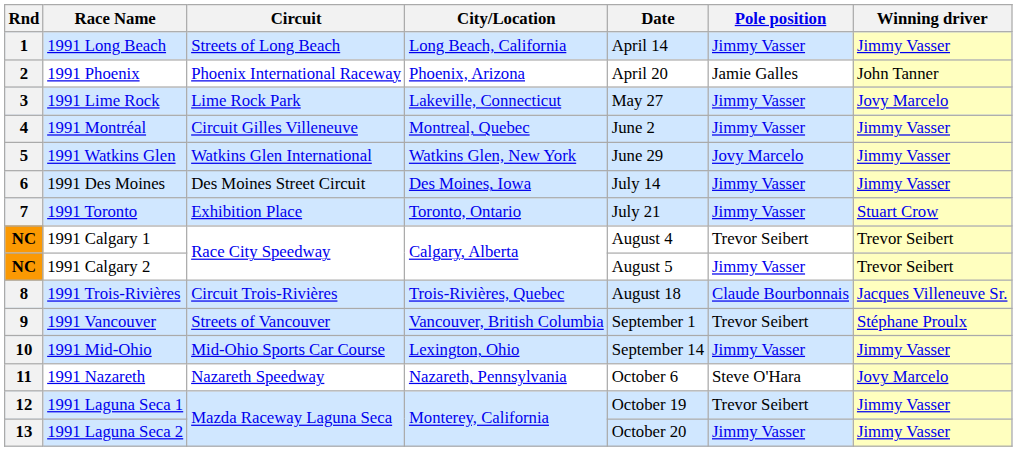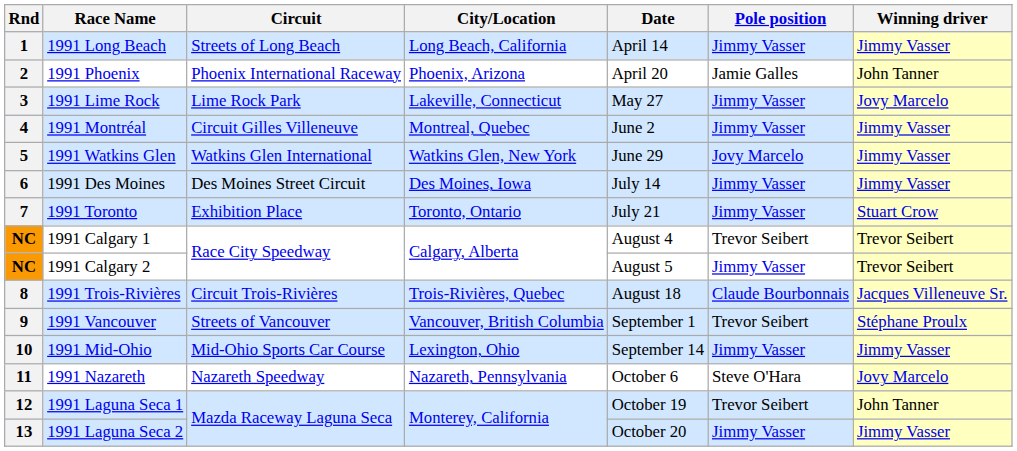(903, 404) Jimmy Vasser -> (898, 404) John Tanner
